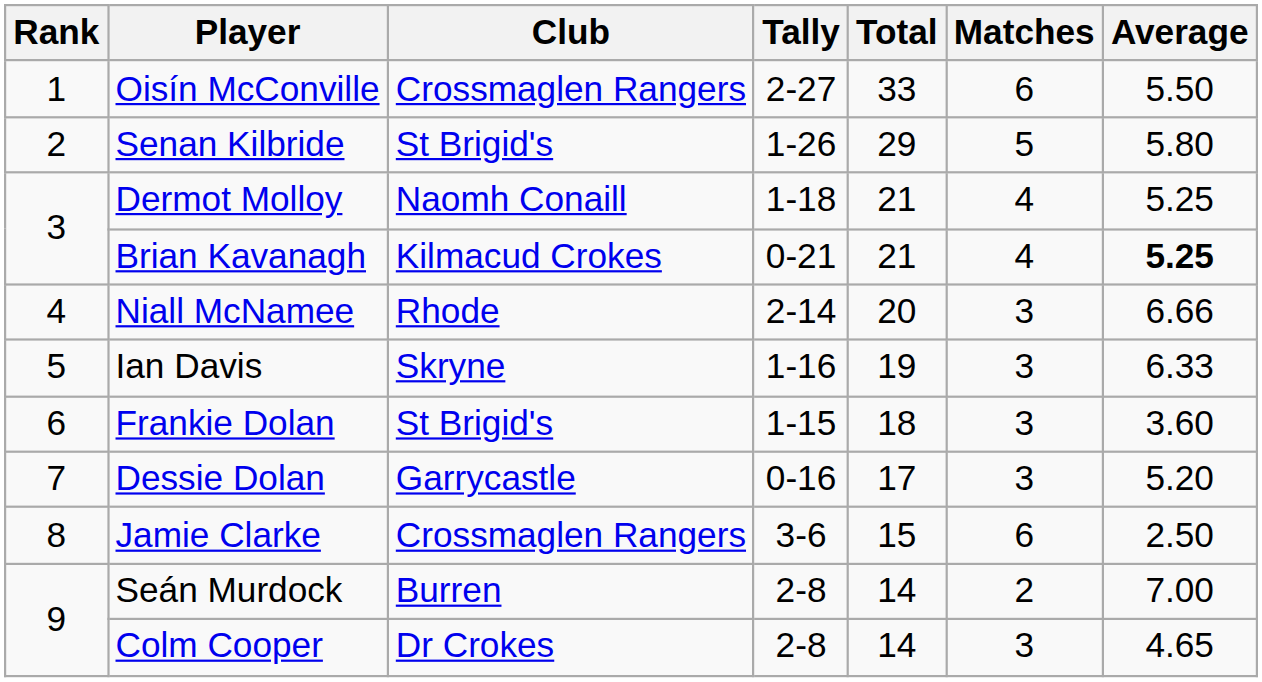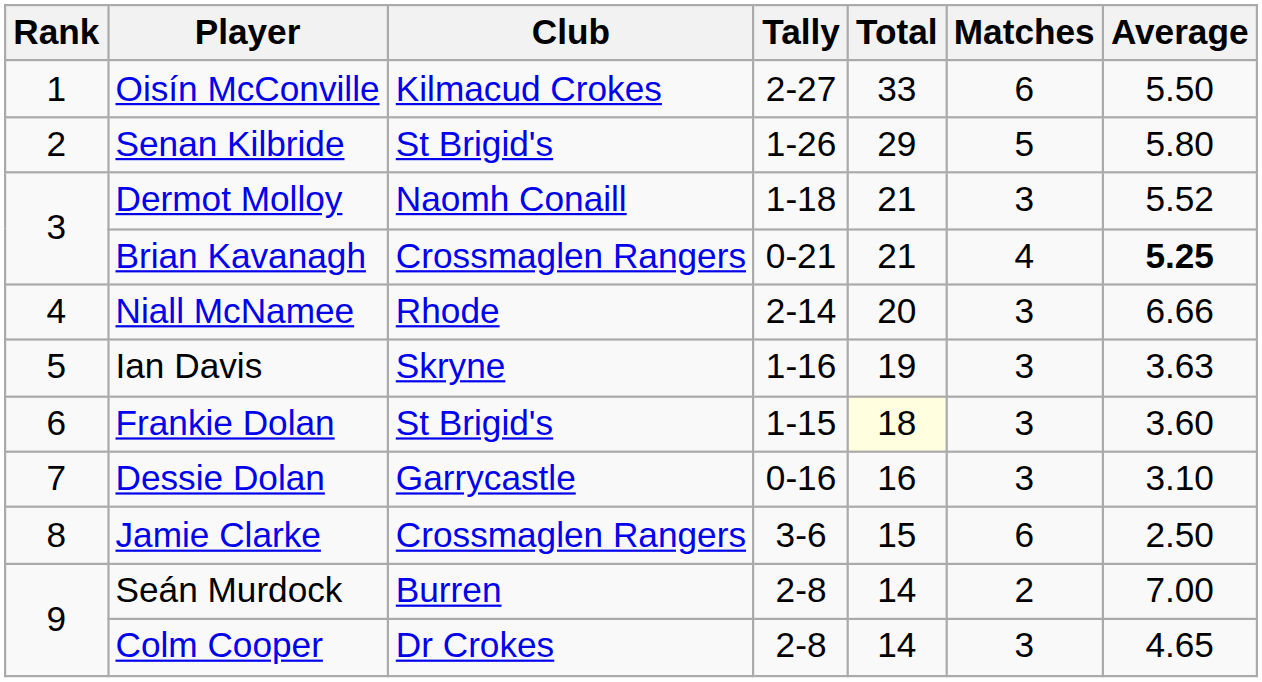(571, 88) Crossmaglen Rangers -> (529, 88) Kilmacud Crokes
(1024, 199) 4 -> (1024, 199) 3
(1180, 199) 5.25 -> (1180, 199) 5.52
(529, 255) Kilmacud Crokes -> (571, 255) Crossmaglen Rangers
(1180, 367) 6.33 -> (1180, 367) 3.63
(897, 423) no background -> (897, 423) lightyellow background
(897, 479) 17 -> (897, 479) 16
(1180, 479) 5.20 -> (1180, 479) 3.10
